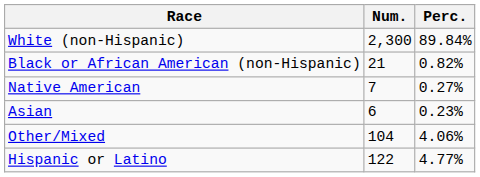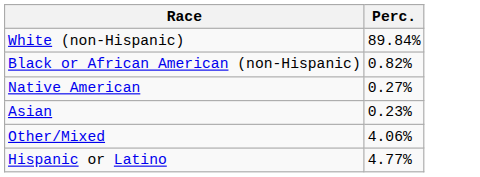- column: (390, 17)
